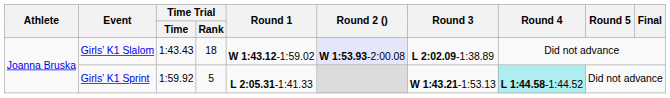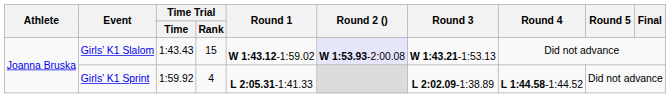(211, 51) 18 -> (211, 51) 15
(453, 57) L 2:02.09-1:38.89 -> (453, 57) W 1:43.21-1:53.13
(211, 79) 5 -> (211, 79) 4
(453, 85) W 1:43.21-1:53.13 -> (453, 85) L 2:02.09-1:38.89
(542, 85) paleturquoise background -> (542, 85) no background
